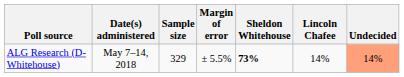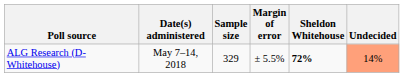- column: (320, 30)
(249, 58) 73% -> (302, 58) 72%
